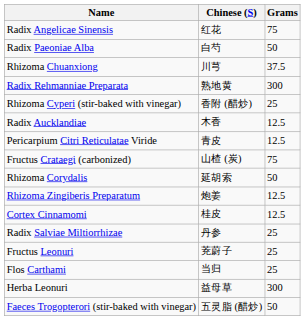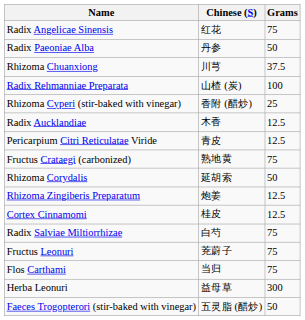(211, 48) 白芍 -> (211, 48) 丹参
(216, 85) 熟地黄 -> (221, 85) 山楂 (炭)
(275, 85) 300 -> (275, 85) 100
(221, 158) 山楂 (炭) -> (216, 158) 熟地黄
(211, 232) 丹参 -> (211, 232) 白芍
(272, 233) 25 -> (272, 233) 75
(272, 251) 25 -> (272, 251) 75
(272, 269) 25 -> (272, 269) 75
